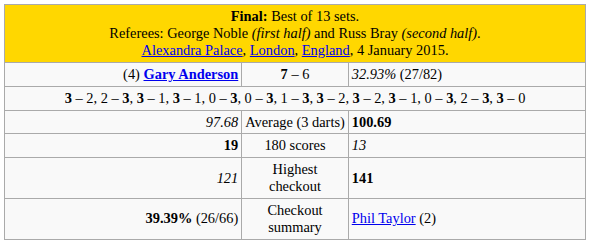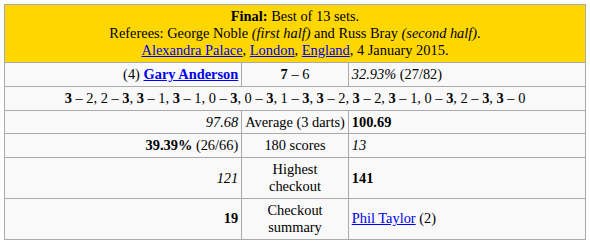(231, 145) 19 -> (192, 145) 39.39% (26/66)
(192, 218) 39.39% (26/66) -> (231, 218) 19
